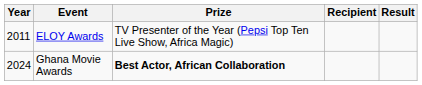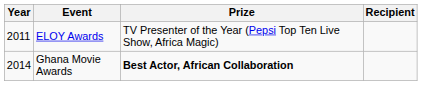- column: (398, 13)
(19, 65) 2024 -> (19, 65) 2014
